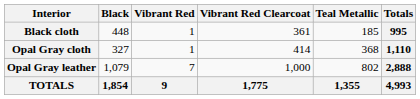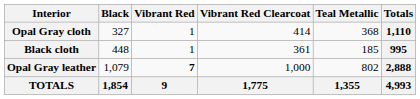rows swapped: (51, 49) <-> (51, 31)
(192, 67) normal -> (192, 67) bold
